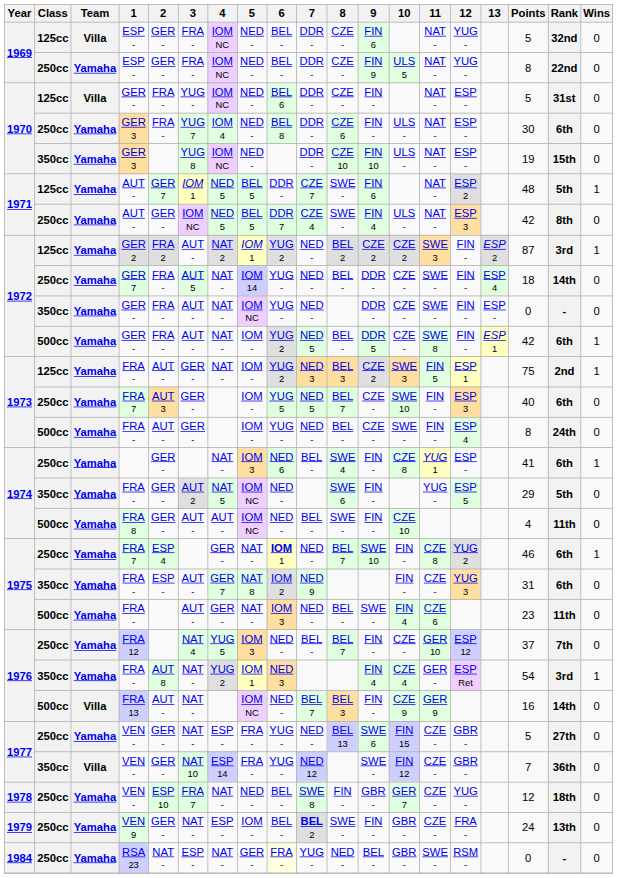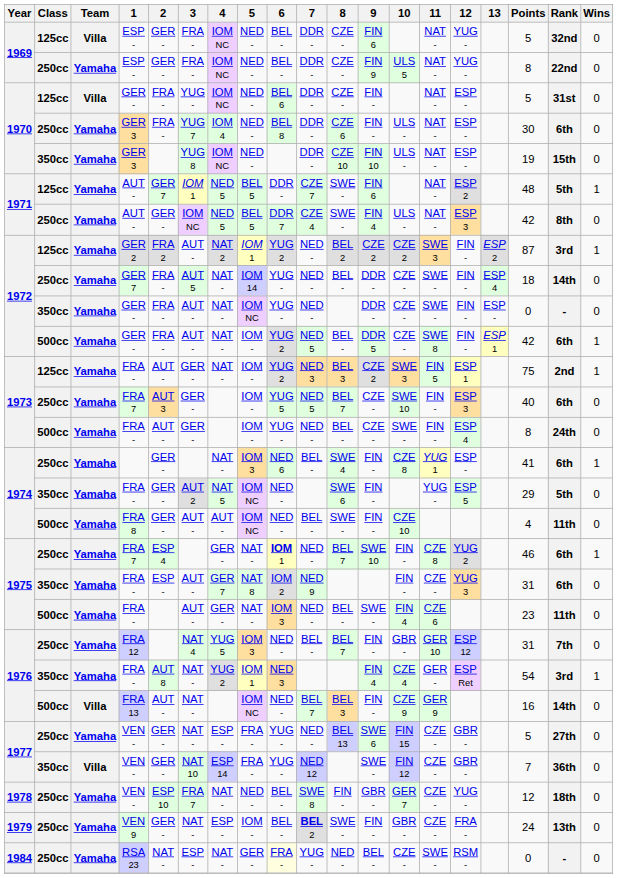(404, 645) CZE - -> (404, 645) GBR -
(528, 645) 37 -> (528, 645) 31
(404, 858) GBR - -> (404, 858) CZE -
